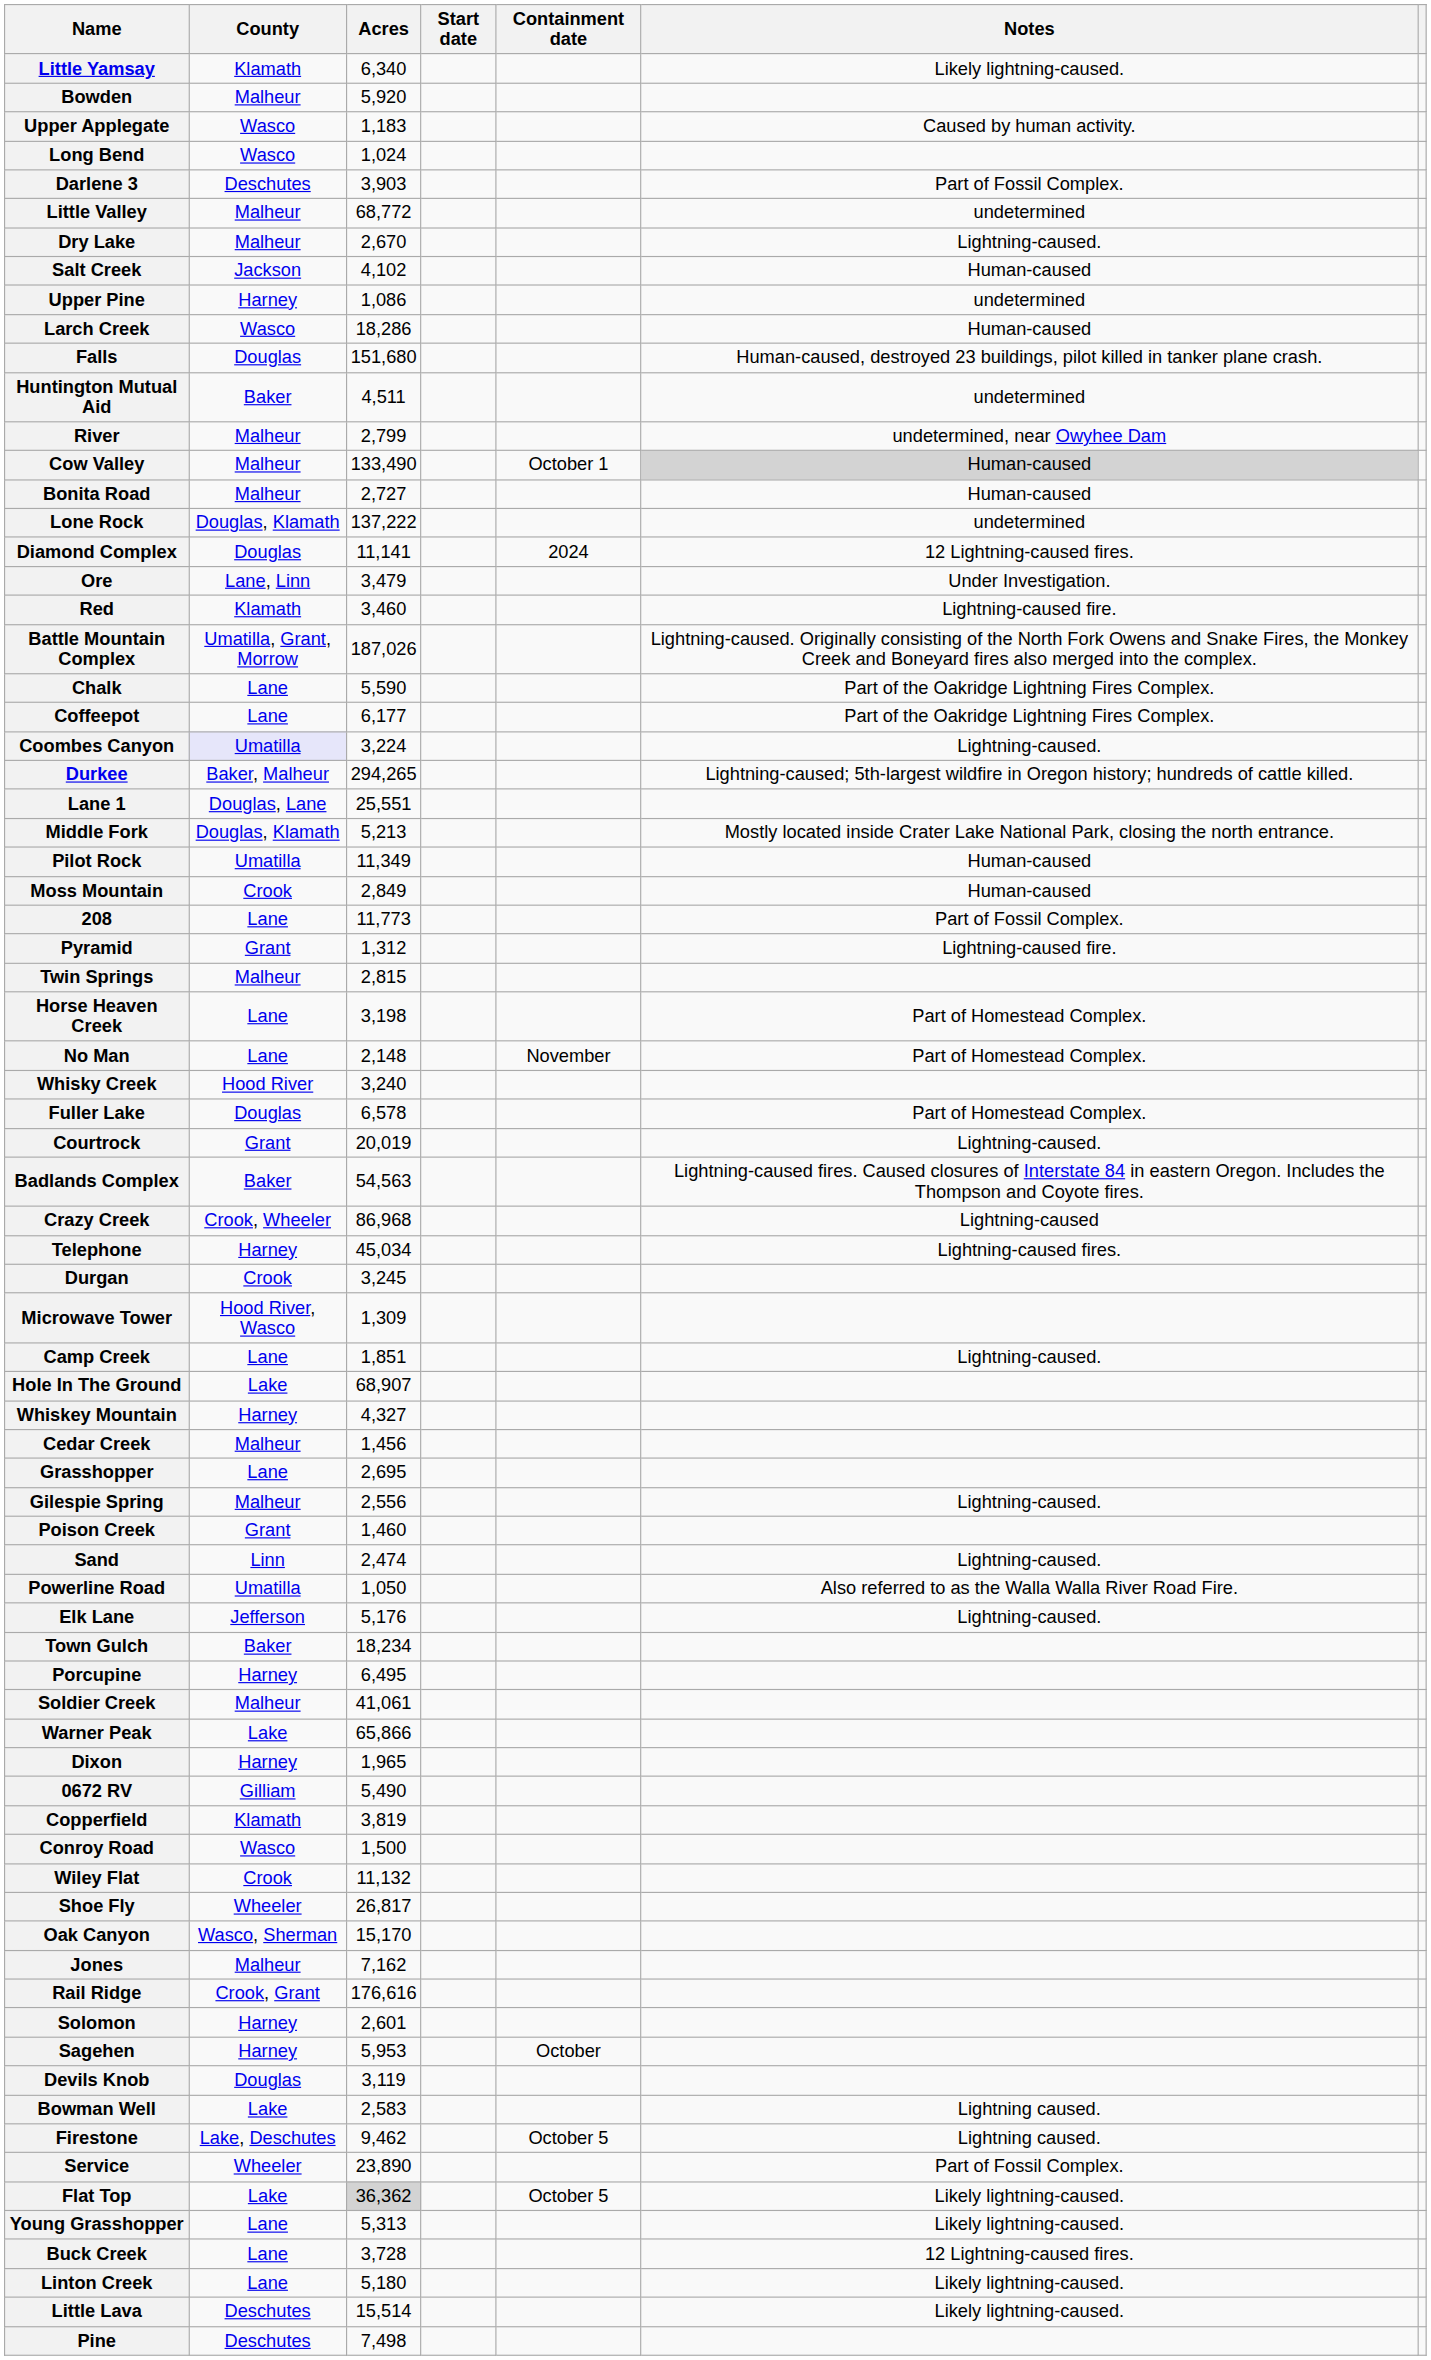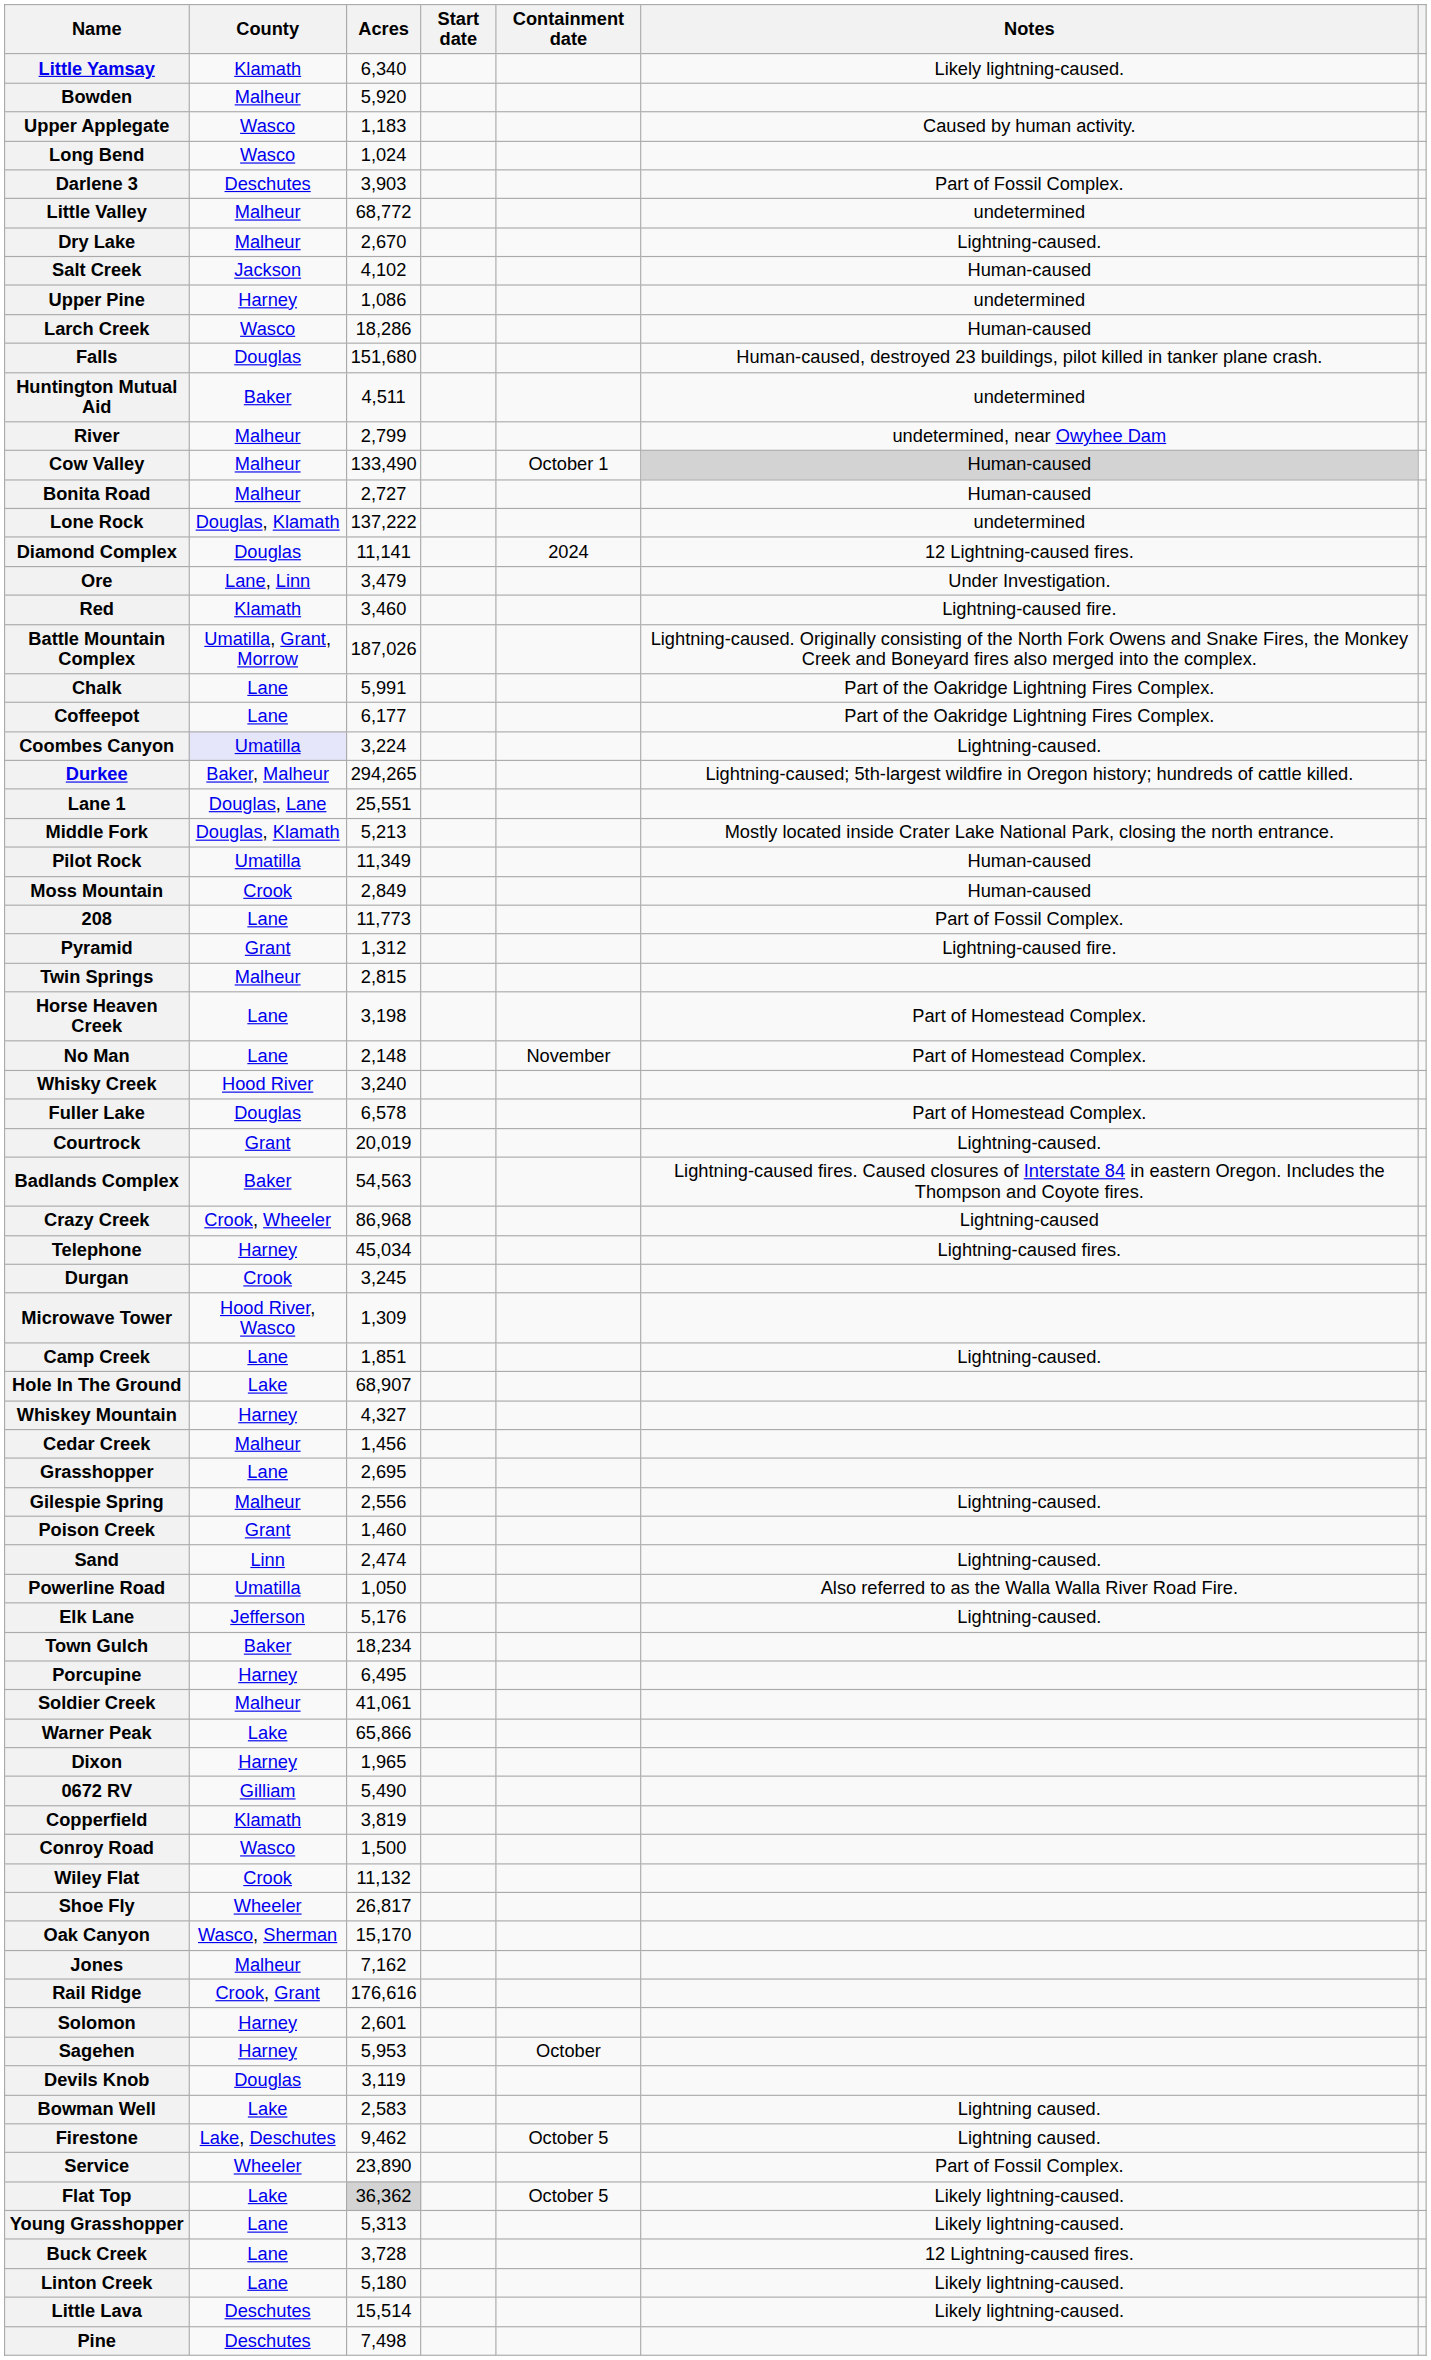(384, 688) 5,590 -> (384, 688) 5,991
